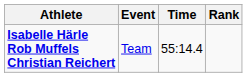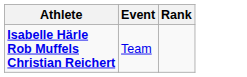- column: (182, 15)
